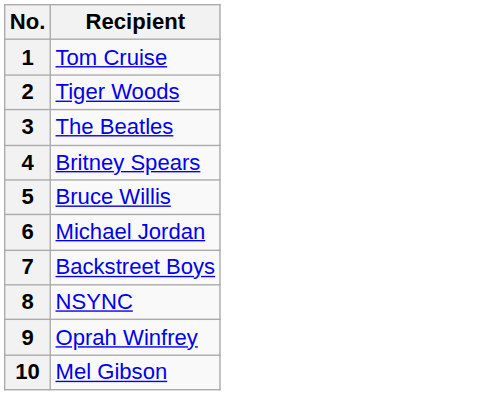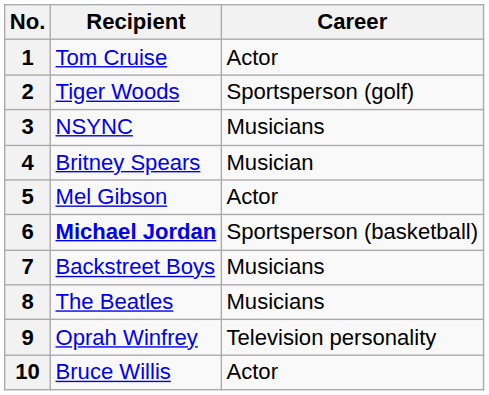+ column: (352, 22)
(114, 127) The Beatles -> (94, 127) NSYNC
(113, 197) Bruce Willis -> (111, 197) Mel Gibson
(130, 232) normal -> (136, 232) bold
(94, 302) NSYNC -> (114, 302) The Beatles
(111, 372) Mel Gibson -> (113, 372) Bruce Willis
